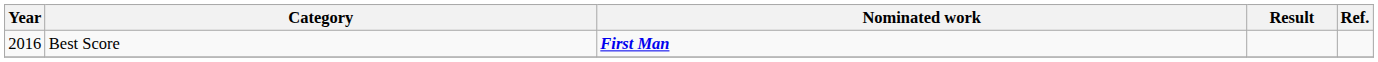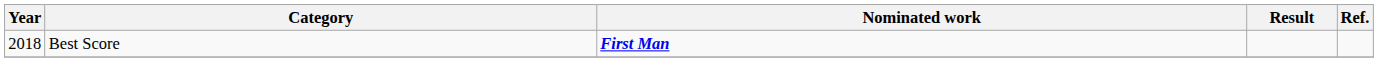(25, 43) 2016 -> (25, 43) 2018
